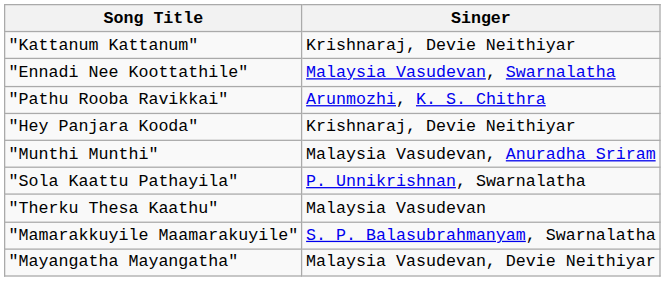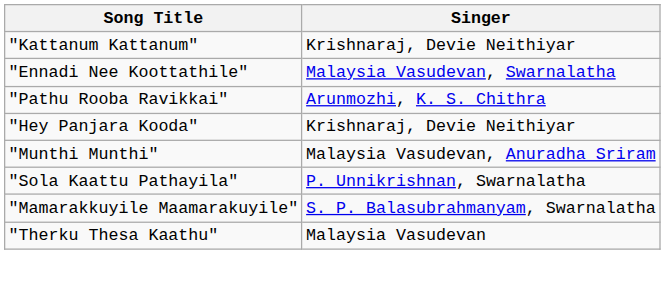rows swapped: (153, 235) <-> (113, 208)
- row: (123, 262)
